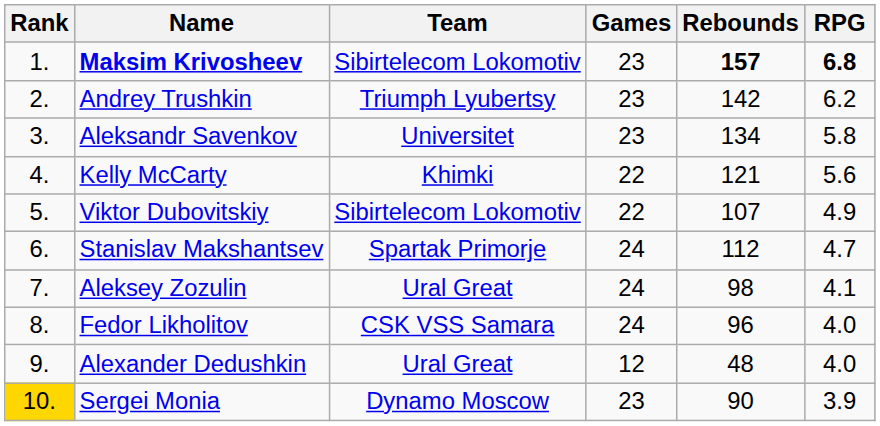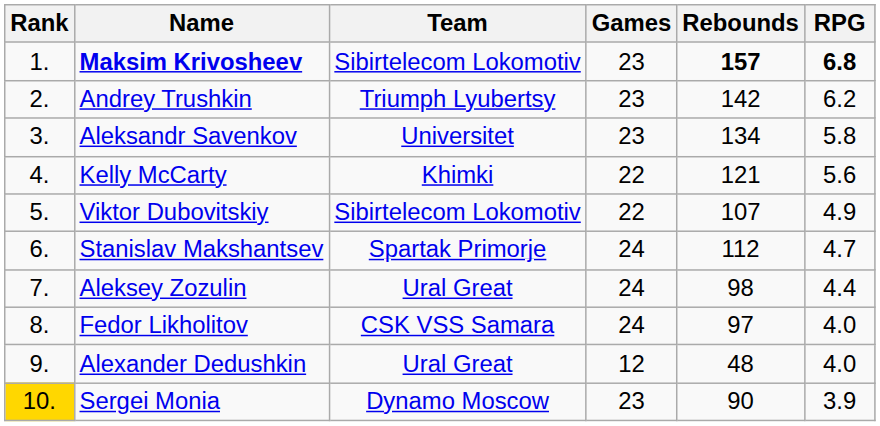(840, 288) 4.1 -> (840, 288) 4.4
(741, 325) 96 -> (741, 325) 97
